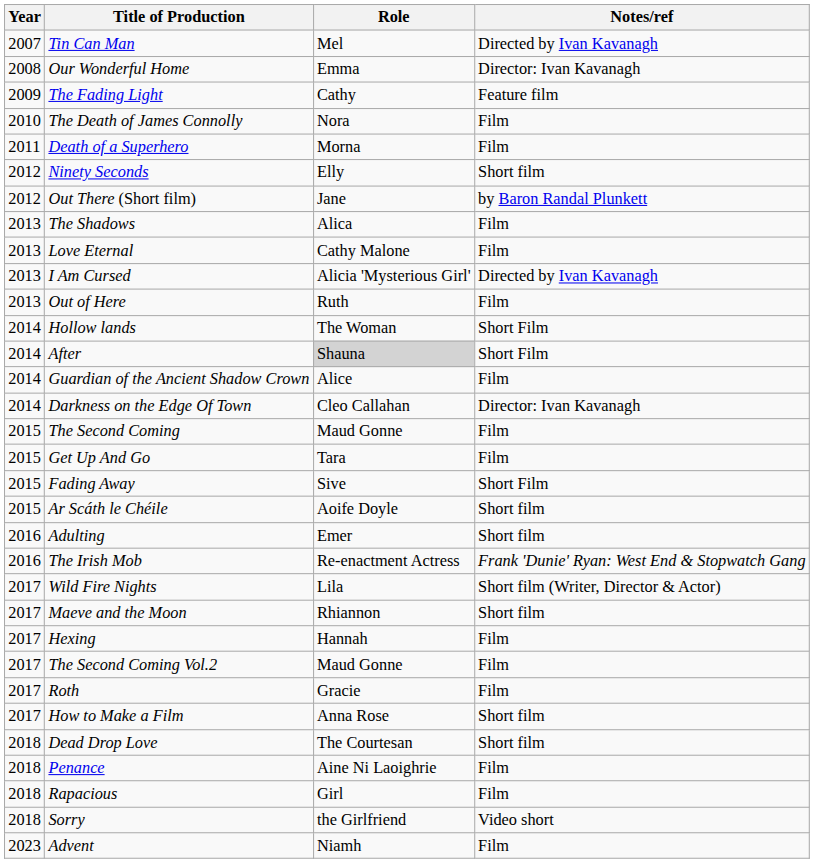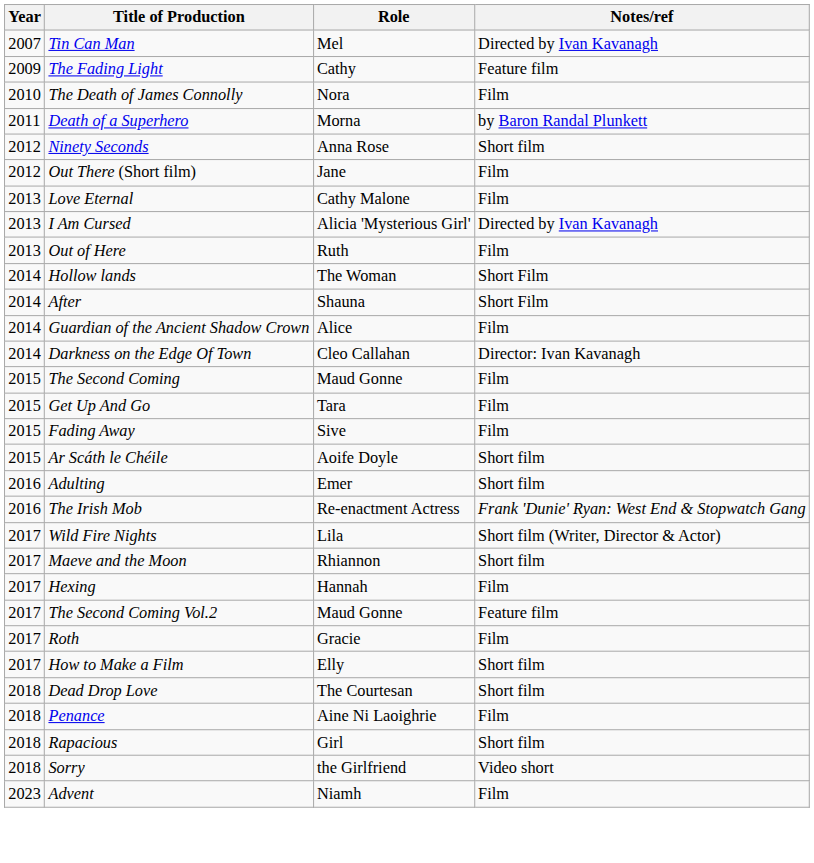- row: (119, 69)
(494, 146) Film -> (563, 120) by Baron Randal Plunkett
(331, 172) Elly -> (353, 146) Anna Rose
(563, 198) by Baron Randal Plunkett -> (494, 172) Film
- row: (92, 224)
(341, 353) lightgrey background -> (341, 302) no background
(513, 483) Short Film -> (494, 431) Film
(494, 664) Film -> (518, 612) Feature film
(353, 716) Anna Rose -> (331, 664) Elly
(494, 793) Film -> (511, 742) Short film
